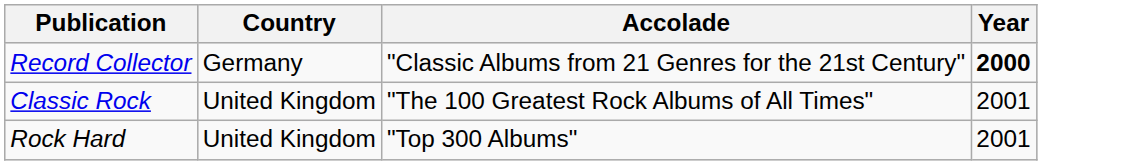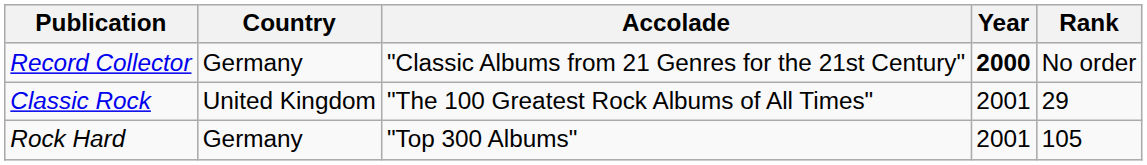+ column: (1089, 23)
(289, 139) United Kingdom -> (253, 139) Germany
